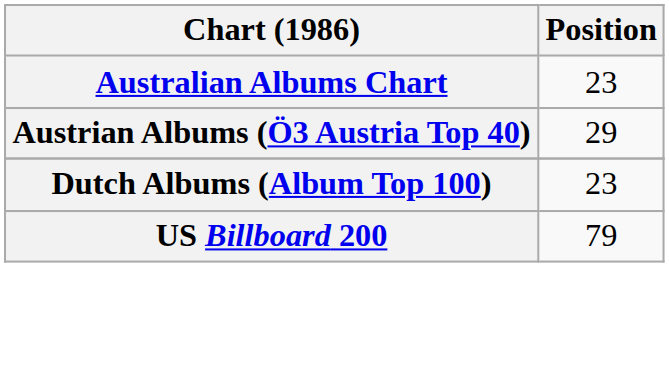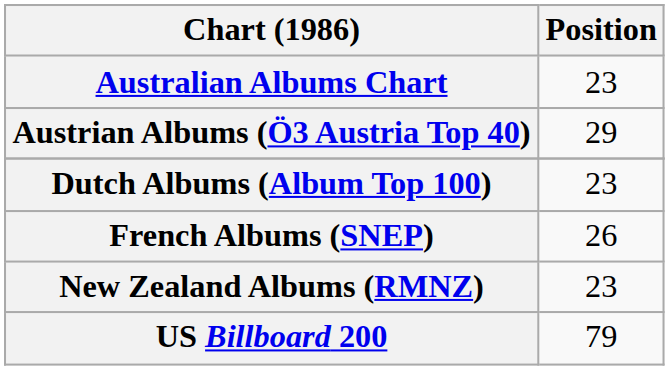+ row: (272, 235)
+ row: (272, 286)
